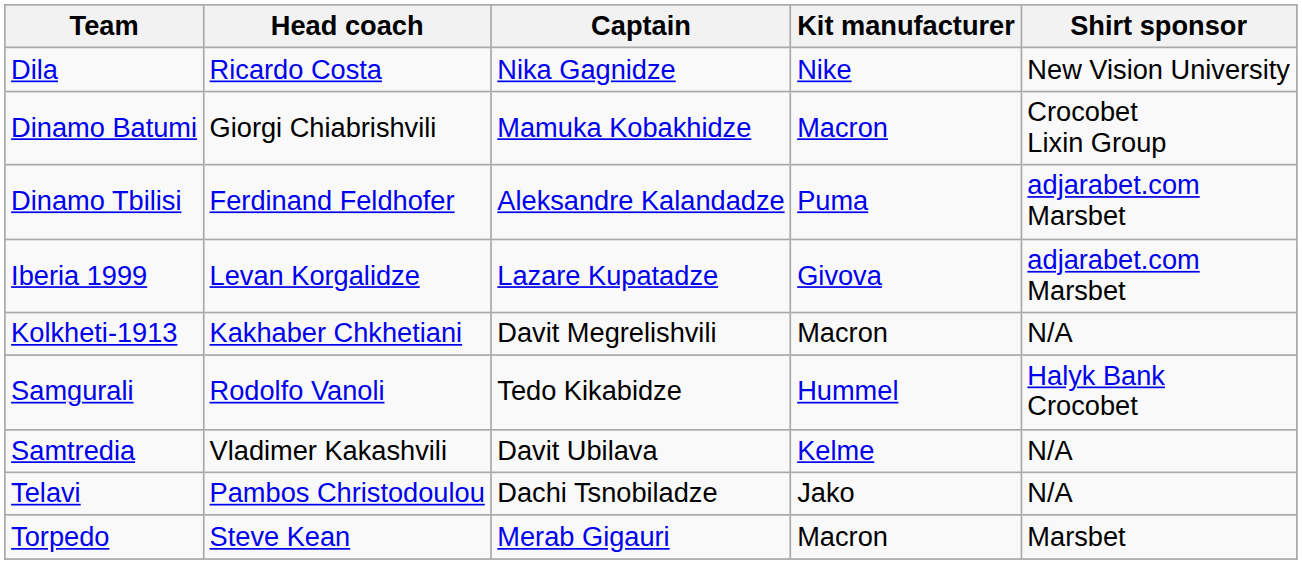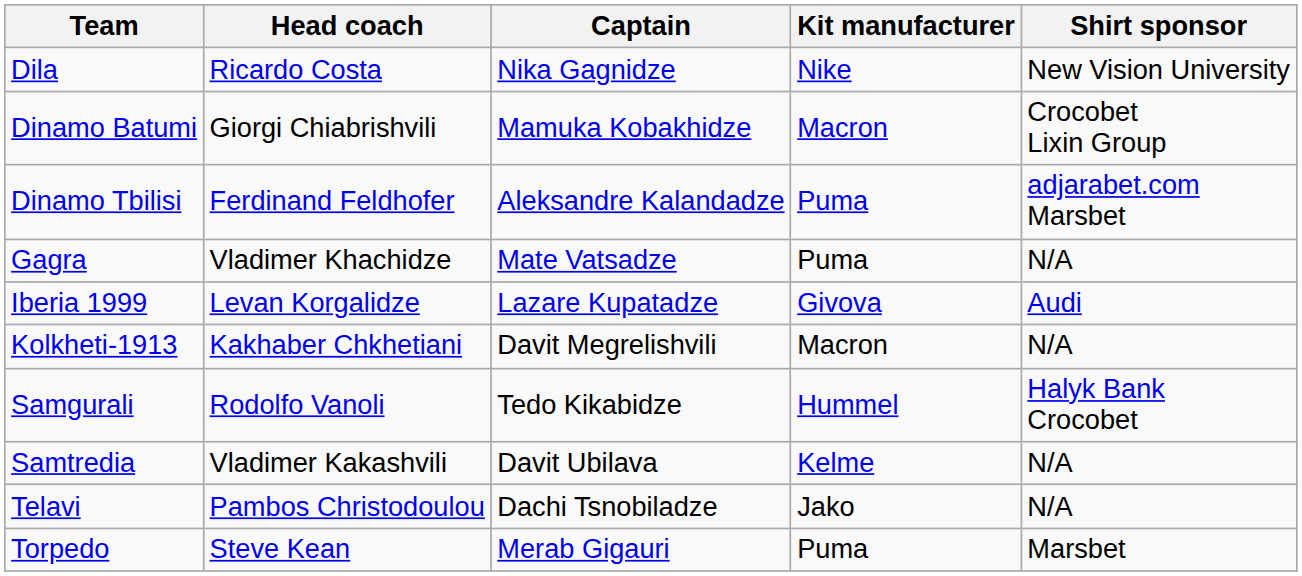+ row: (49, 259)
(1114, 275) adjarabet.com Marsbet -> (1055, 302) Audi
(843, 536) Macron -> (833, 549) Puma
